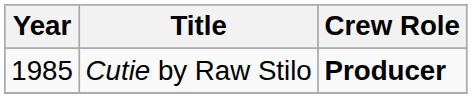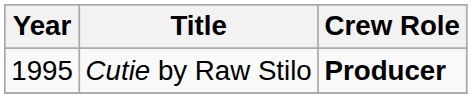(42, 70) 1985 -> (42, 70) 1995
